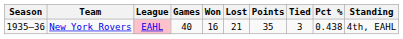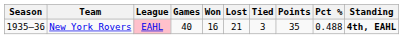columns swapped: (300, 12) <-> (268, 12)
(329, 27) 0.438 -> (329, 27) 0.488
(372, 27) normal -> (372, 27) bold
